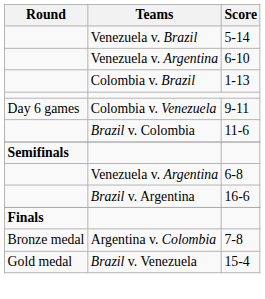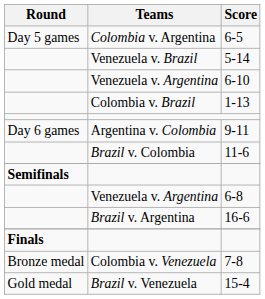+ row: (44, 37)
(154, 109) Colombia v. Venezuela -> (153, 130) Argentina v. Colombia
(153, 239) Argentina v. Colombia -> (154, 261) Colombia v. Venezuela
